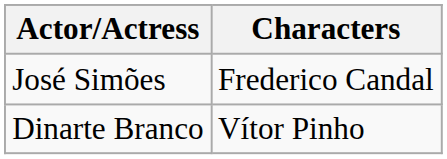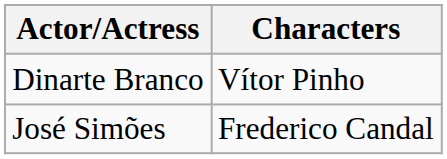rows swapped: (89, 78) <-> (108, 128)
